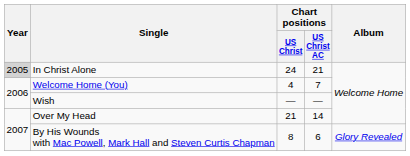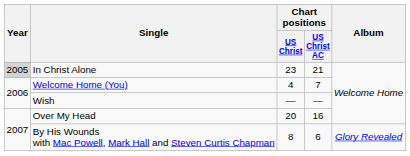(291, 69) 24 -> (291, 69) 23
(291, 116) 21 -> (291, 116) 20
(318, 116) 14 -> (318, 116) 16
